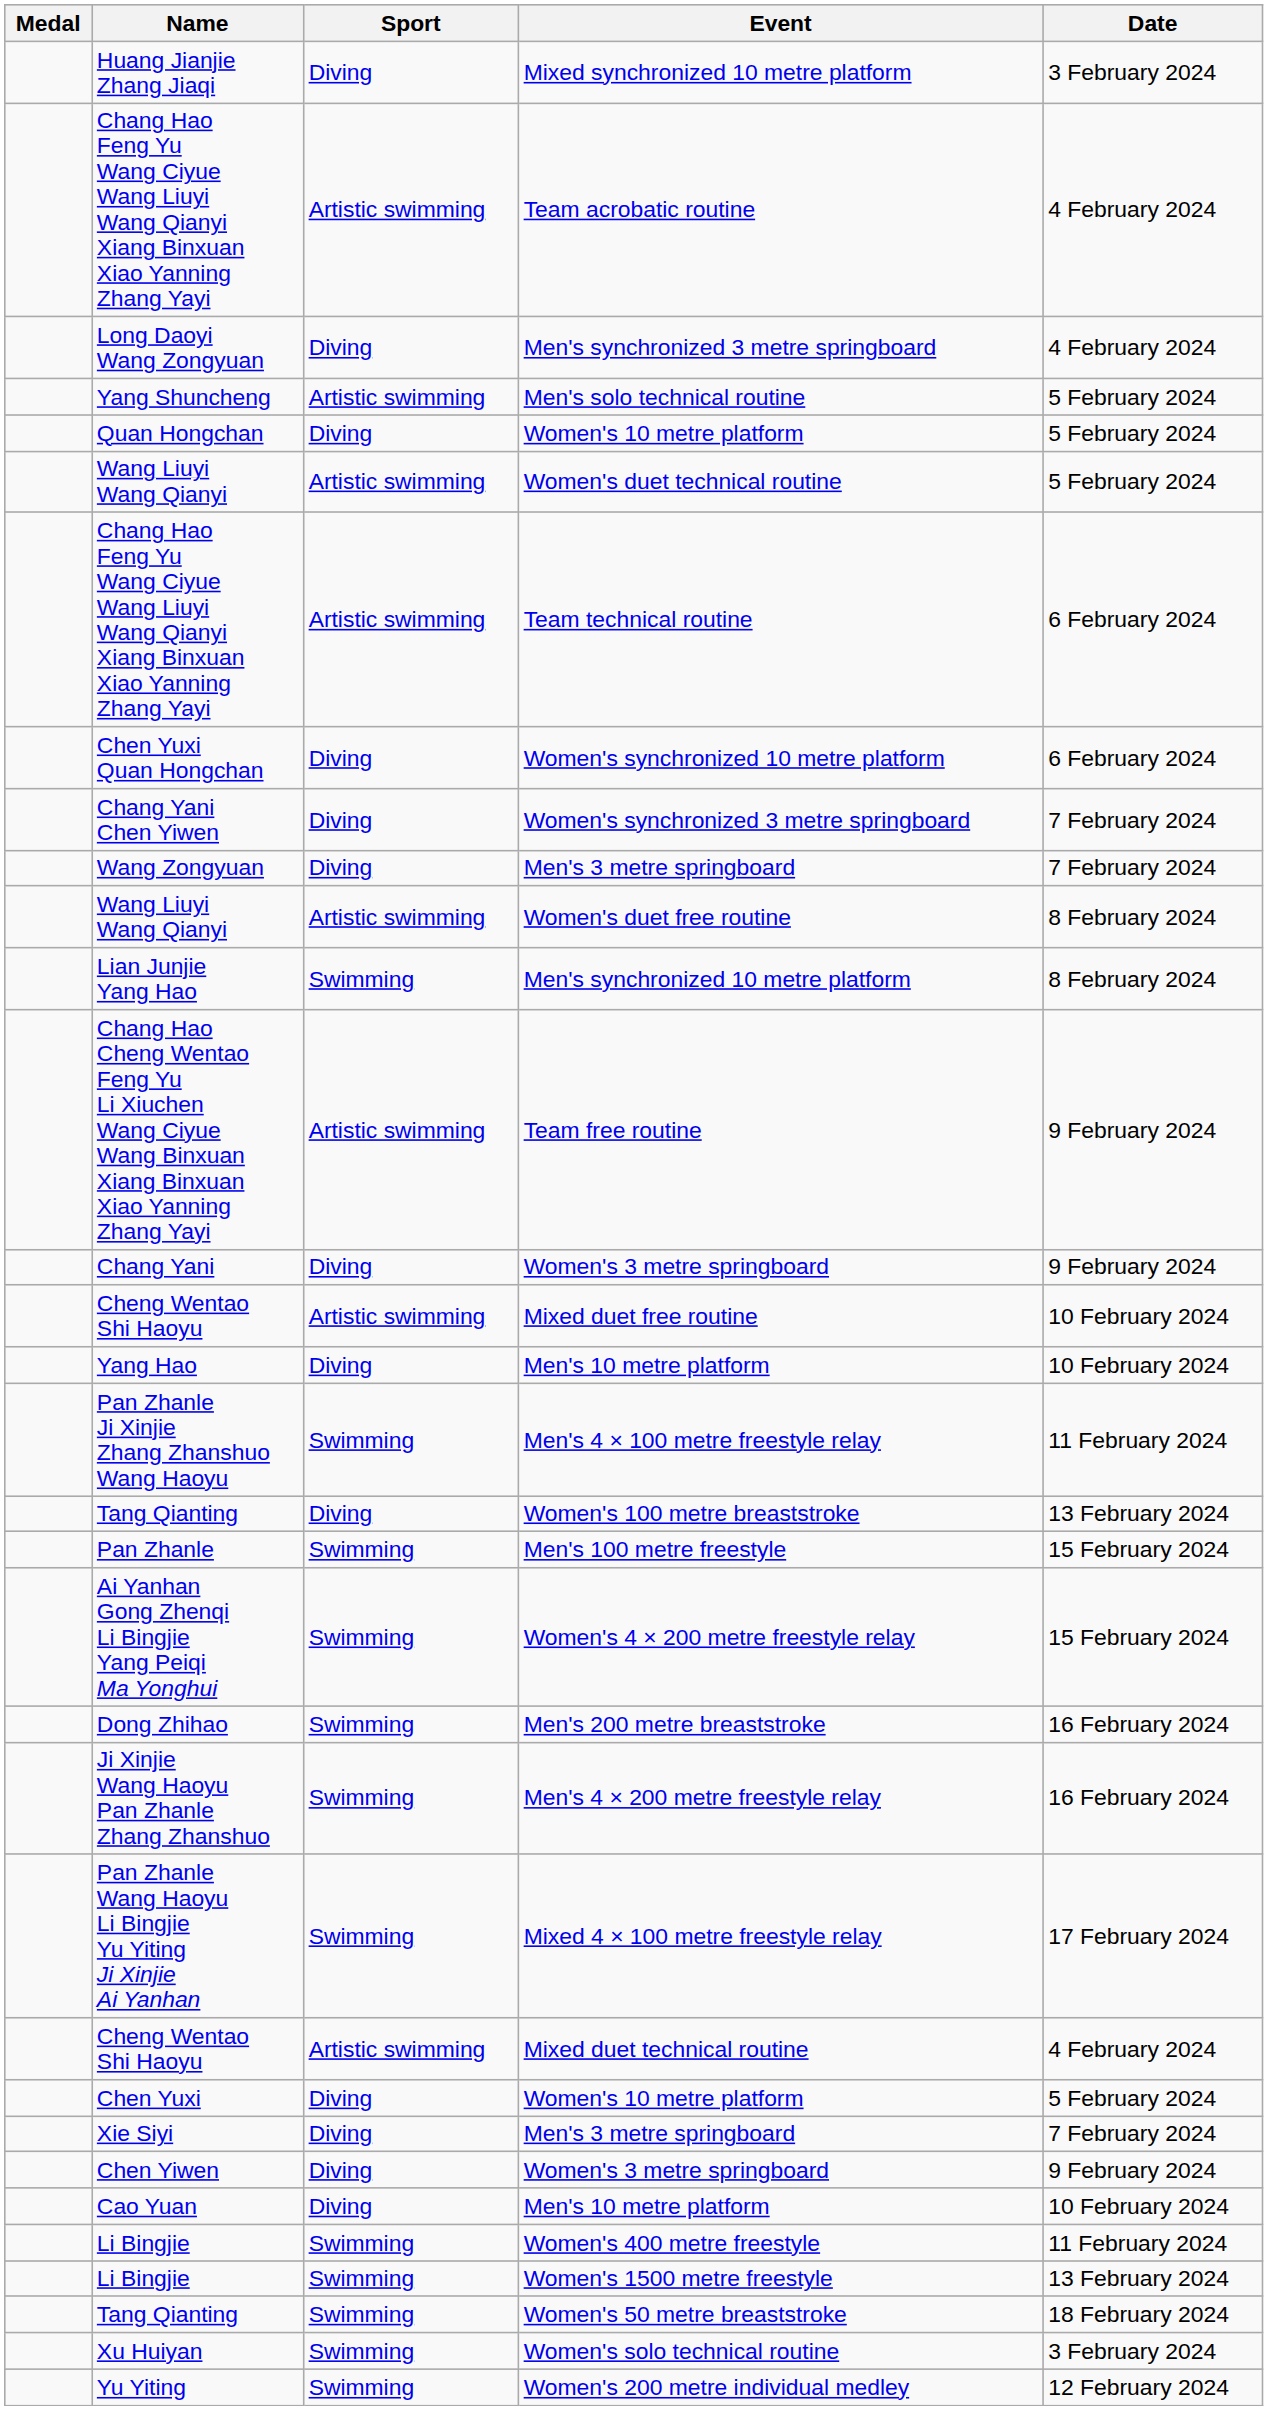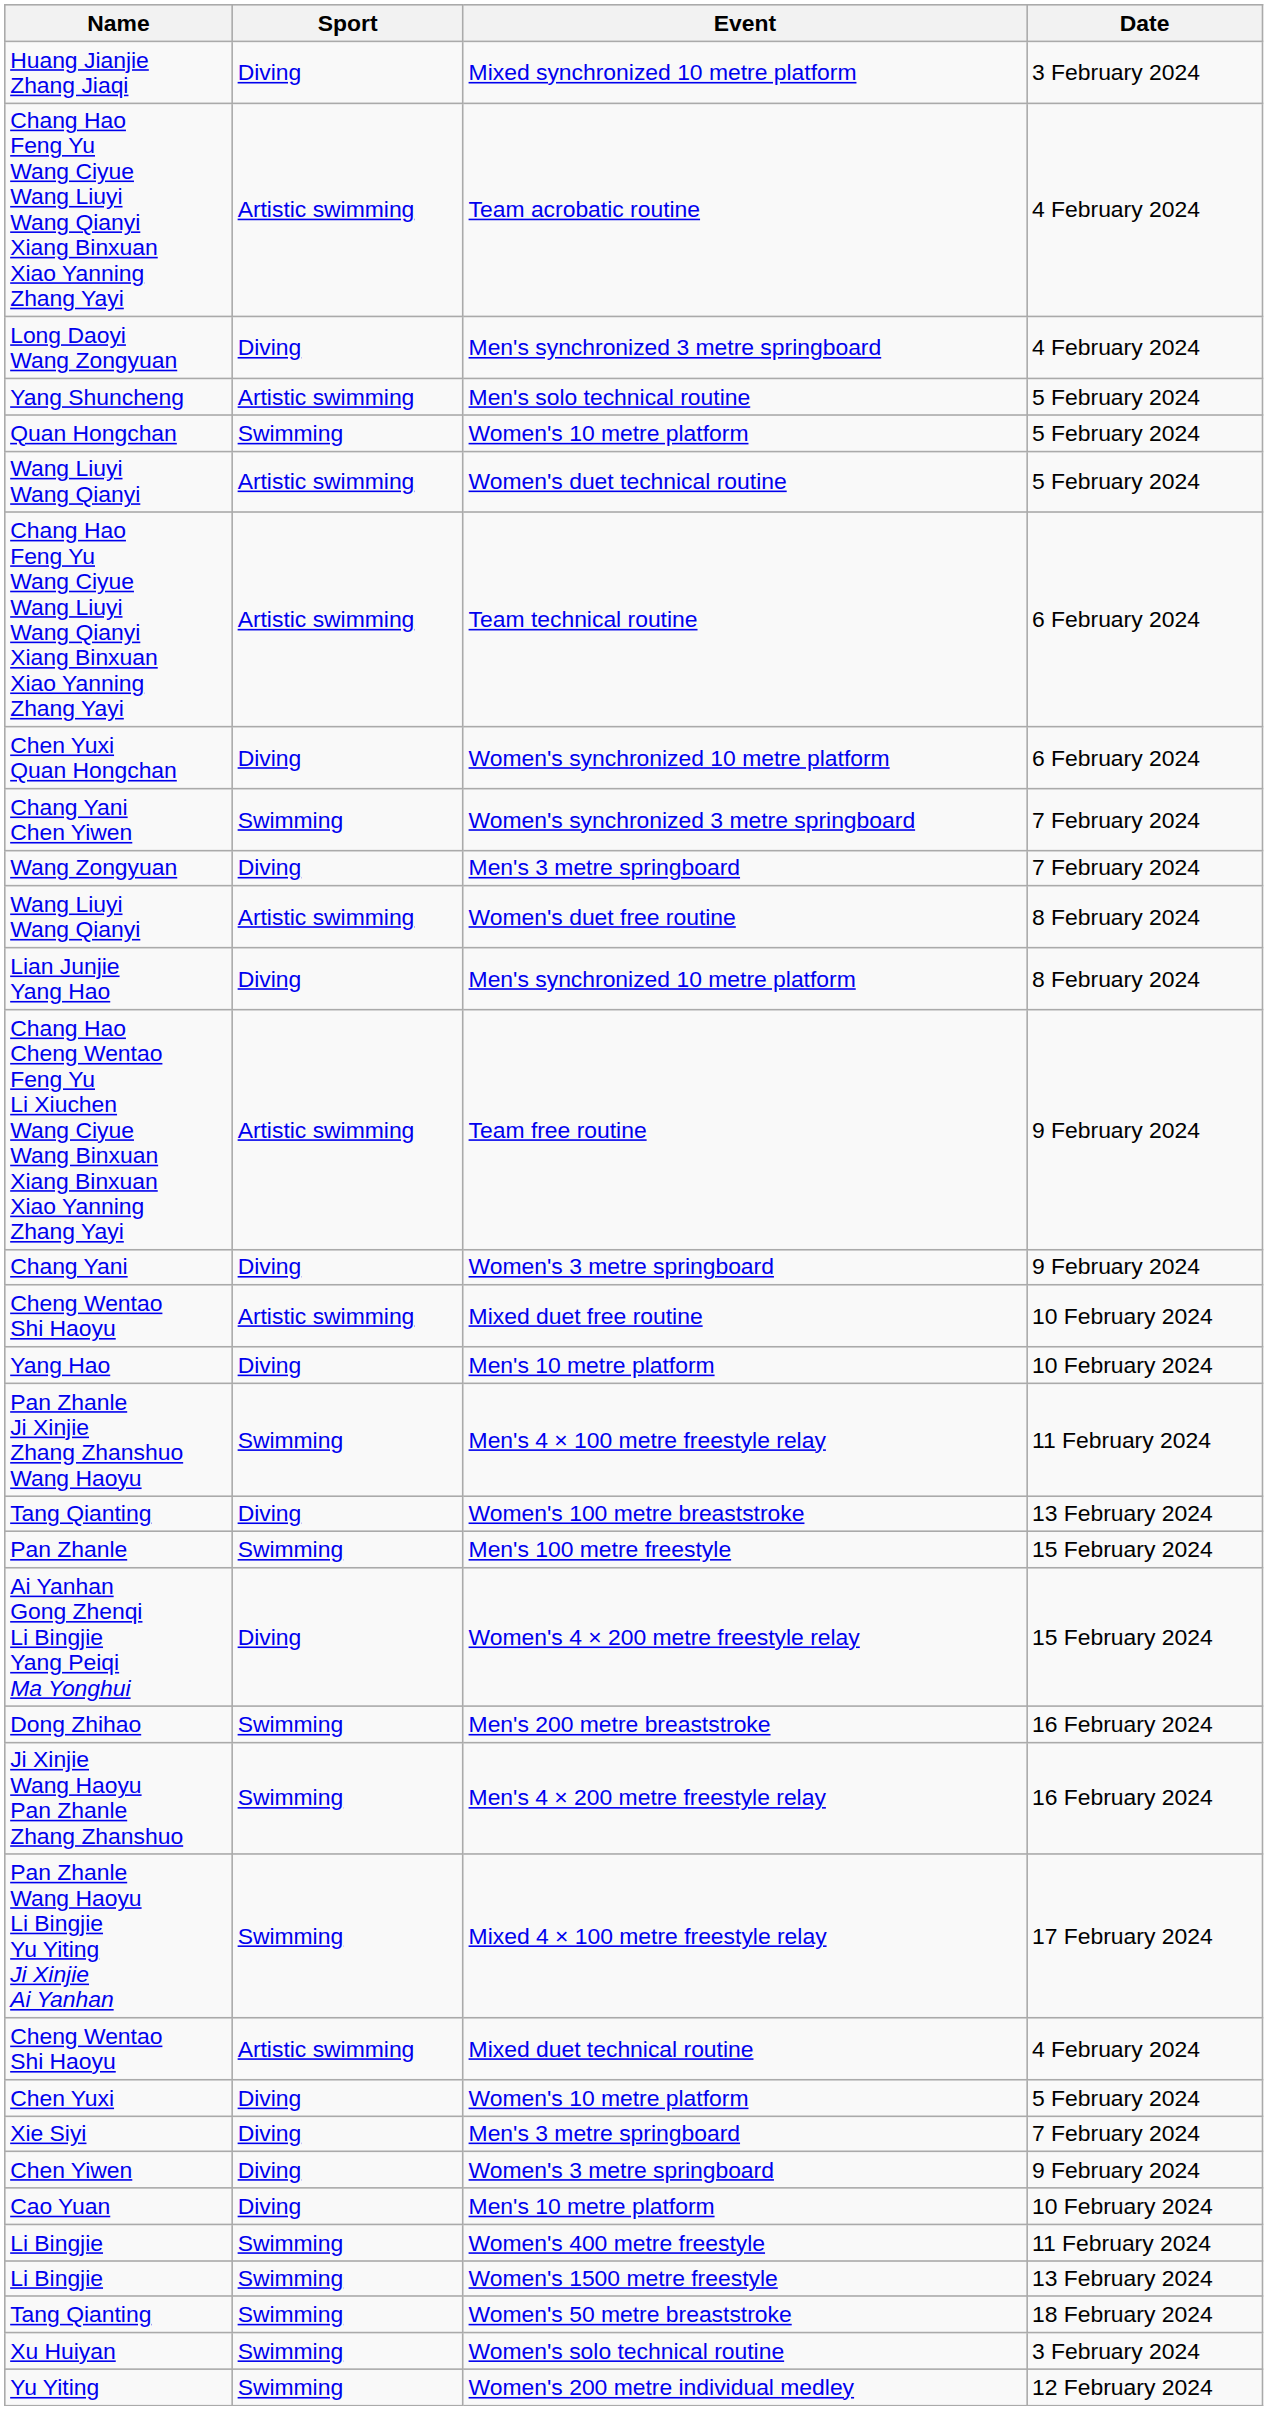- column: (48, 23)
(340, 433) Diving -> (290, 433) Swimming
(340, 819) Diving -> (290, 819) Swimming
(361, 979) Swimming -> (269, 979) Diving
(361, 1637) Swimming -> (269, 1637) Diving
